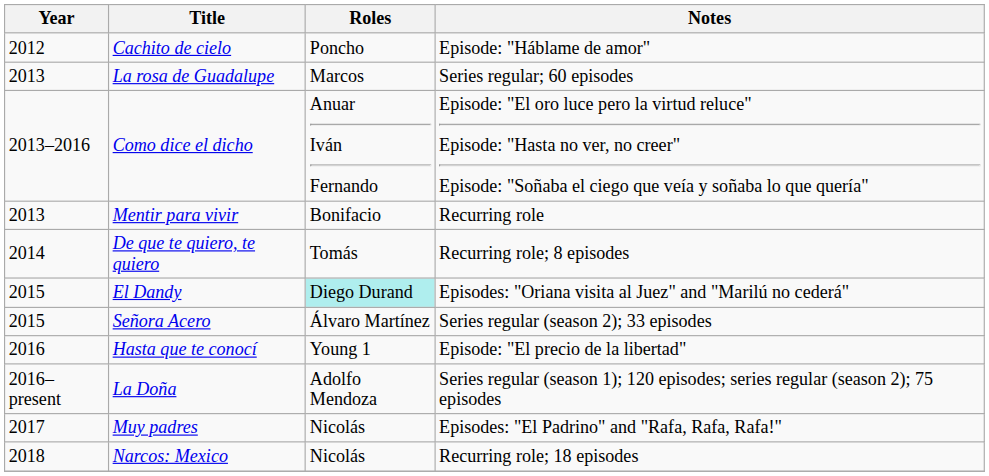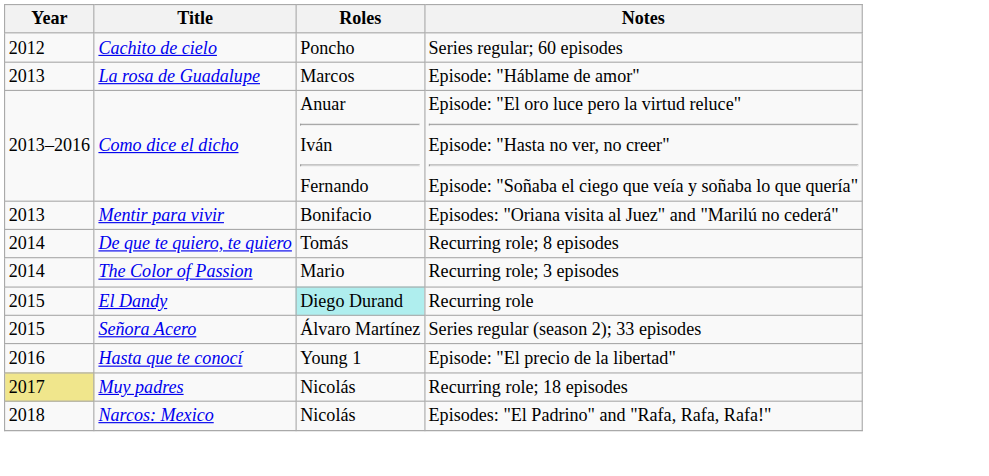(545, 47) Episode: "Háblame de amor" -> (526, 47) Series regular; 60 episodes
(536, 76) Series regular; 60 episodes -> (534, 76) Episode: "Háblame de amor"
(492, 214) Recurring role -> (634, 214) Episodes: "Oriana visita al Juez" and "Marilú no cederá"
+ row: (176, 272)
(644, 292) Episodes: "Oriana visita al Juez" and "Marilú no cederá" -> (481, 300) Recurring role
- row: (145, 388)
(27, 427) no background -> (27, 386) khaki background
(610, 427) Episodes: "El Padrino" and "Rafa, Rafa, Rafa!" -> (528, 386) Recurring role; 18 episodes
(539, 456) Recurring role; 18 episodes -> (600, 415) Episodes: "El Padrino" and "Rafa, Rafa, Rafa!"
